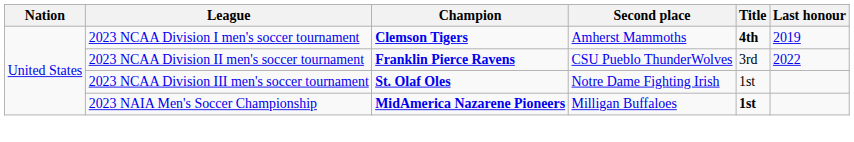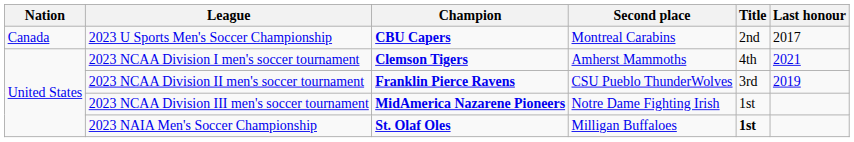+ row: (210, 37)
(749, 37) bold -> (748, 59) normal
(787, 37) 2019 -> (787, 59) 2021
(787, 59) 2022 -> (787, 81) 2019
(413, 81) St. Olaf Oles -> (470, 103) MidAmerica Nazarene Pioneers
(470, 103) MidAmerica Nazarene Pioneers -> (413, 125) St. Olaf Oles
